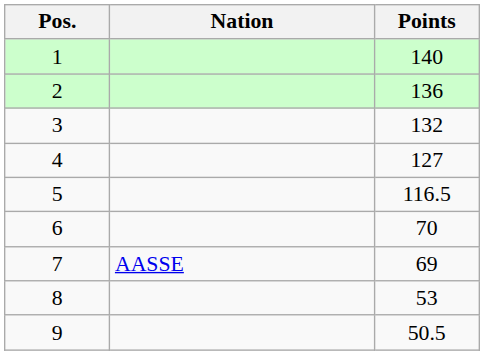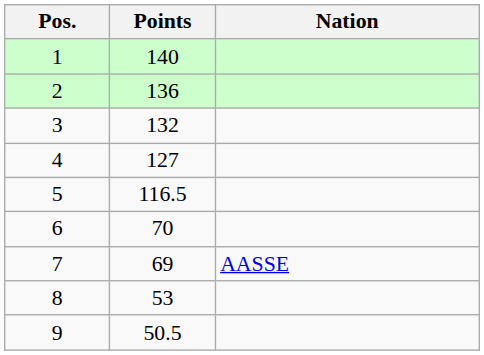columns swapped: (242, 21) <-> (427, 21)
